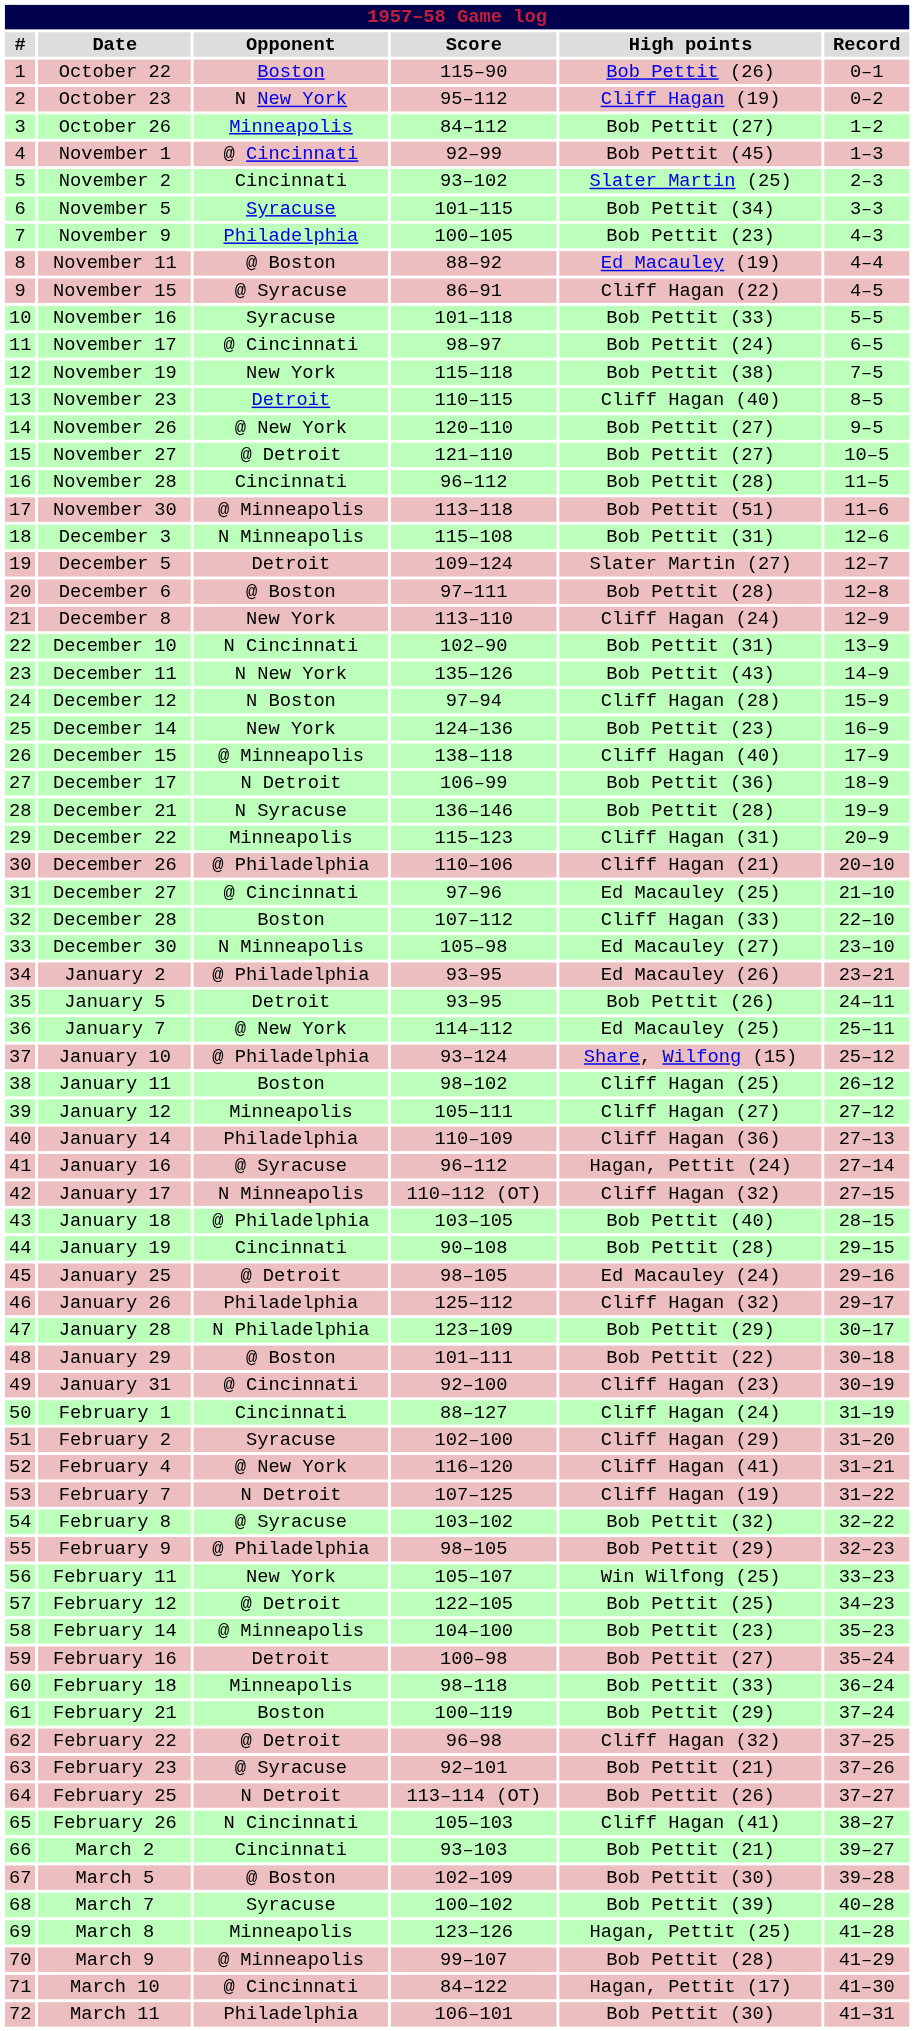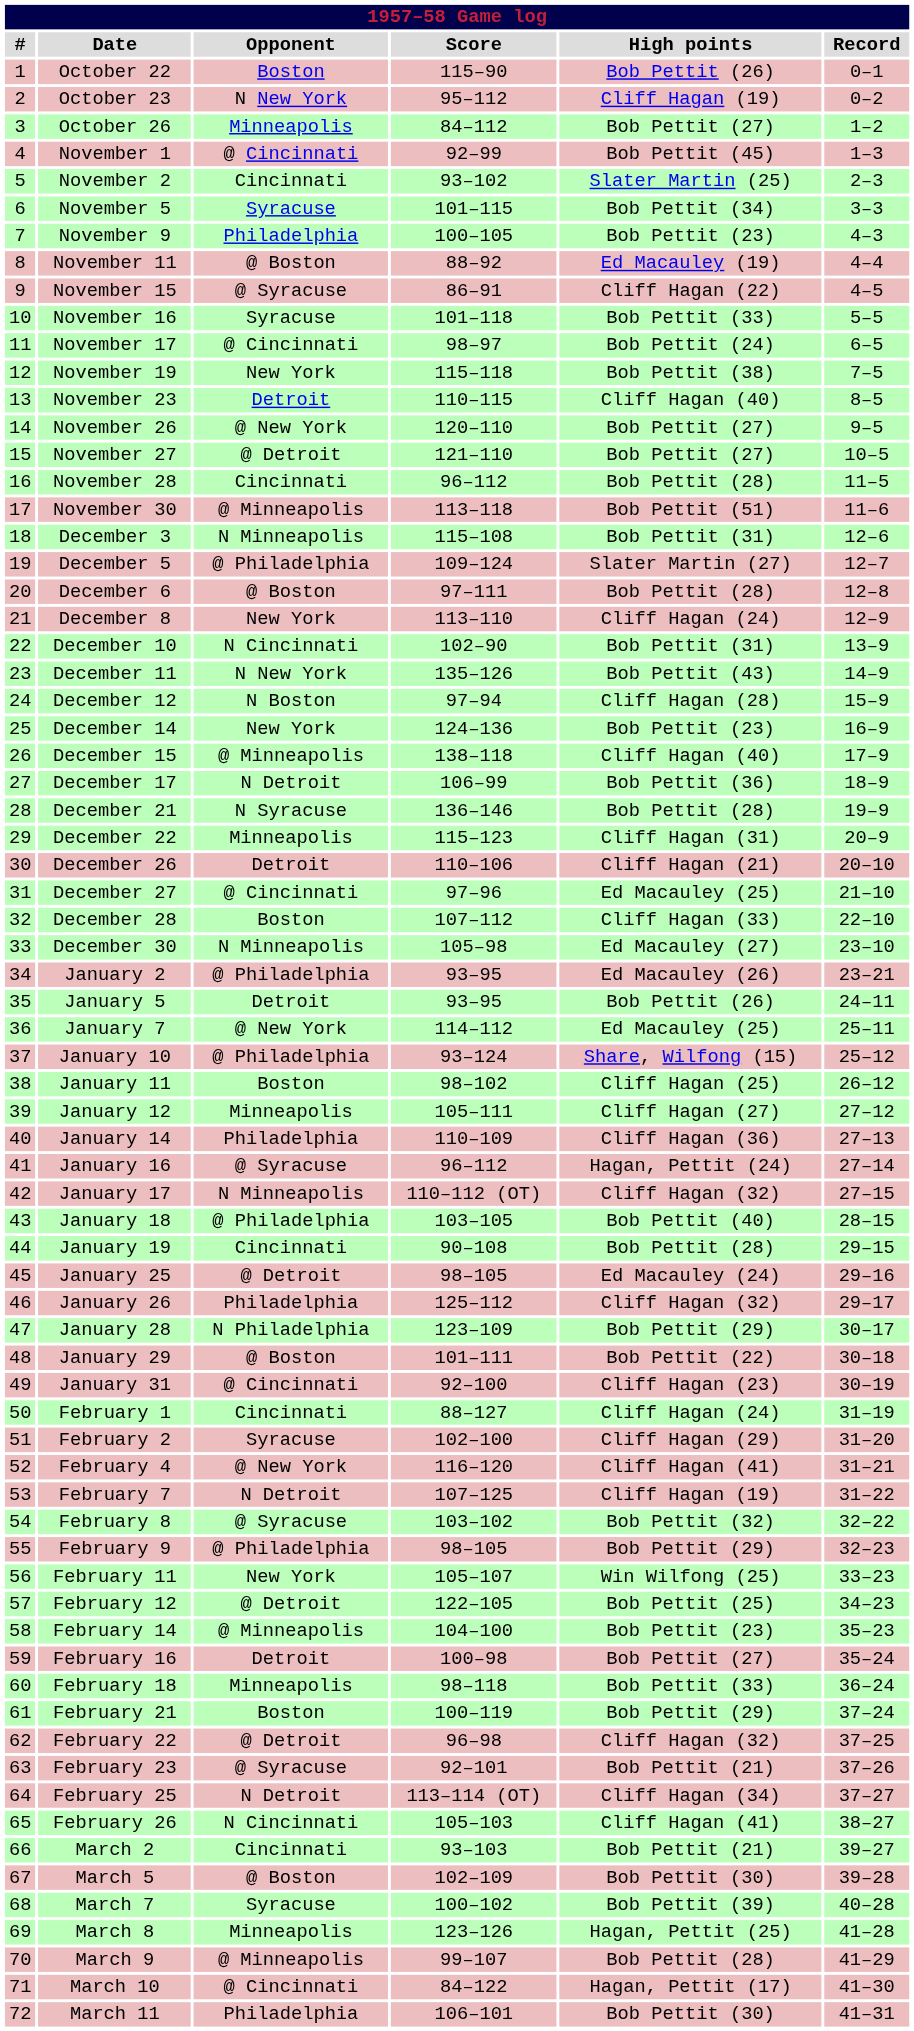(291, 564) Detroit -> (291, 564) @ Philadelphia
(291, 865) @ Philadelphia -> (291, 865) Detroit
(691, 1795) Bob Pettit (26) -> (691, 1795) Cliff Hagan (34)
